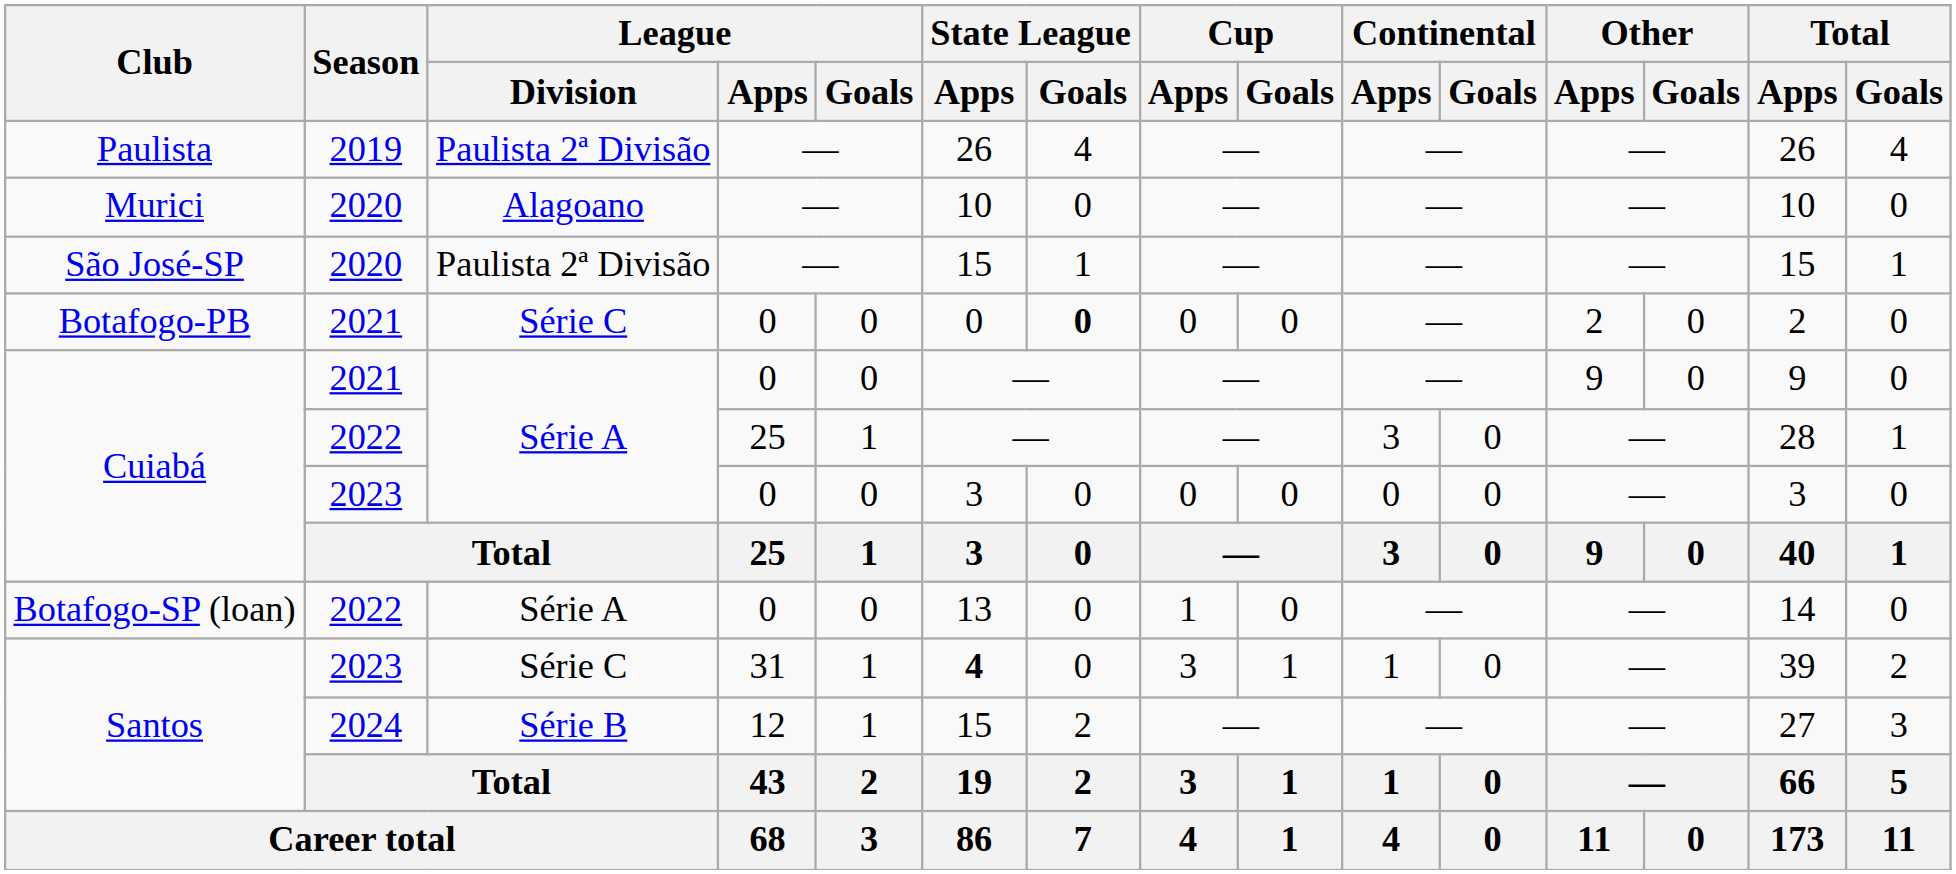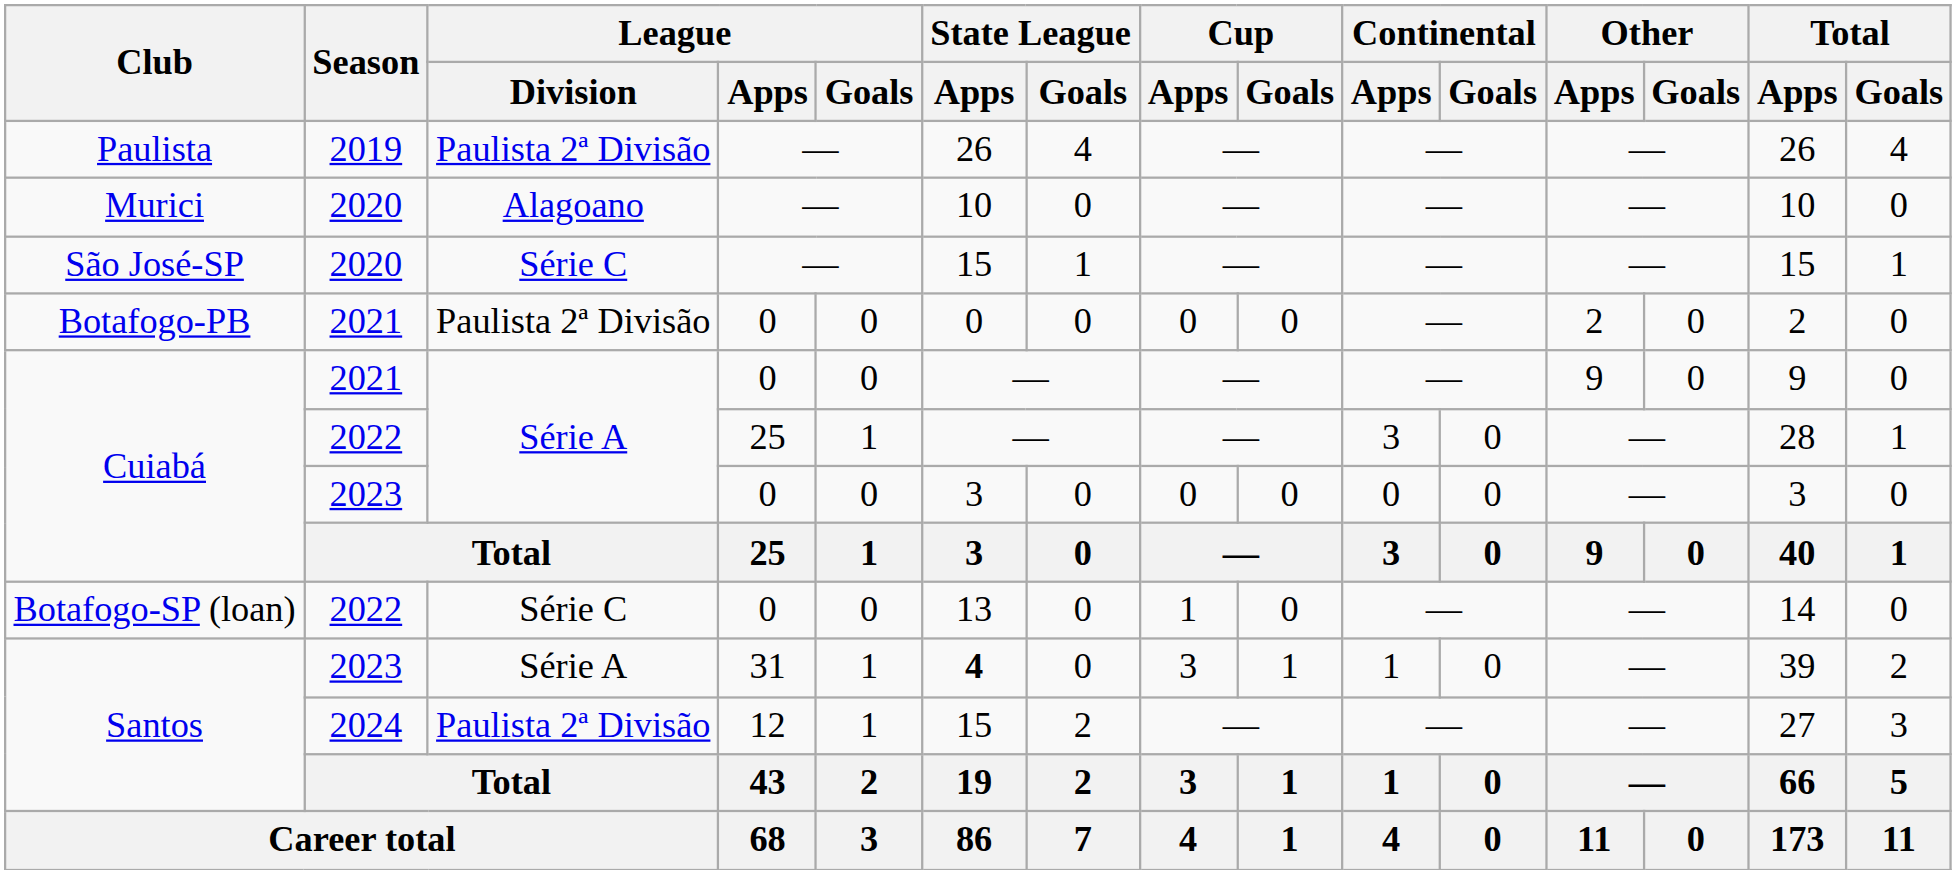(573, 263) Paulista 2ª Divisão -> (573, 263) Série C
(573, 321) Série C -> (573, 321) Paulista 2ª Divisão
(1083, 321) bold -> (1083, 321) normal
(573, 609) Série A -> (573, 609) Série C
(573, 666) Série C -> (573, 666) Série A
(573, 724) Série B -> (573, 724) Paulista 2ª Divisão
